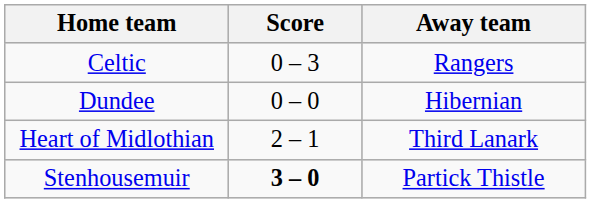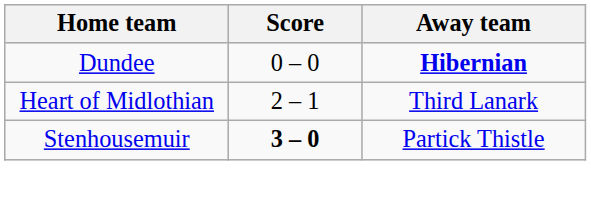- row: (117, 62)
(474, 100) normal -> (474, 62) bold
